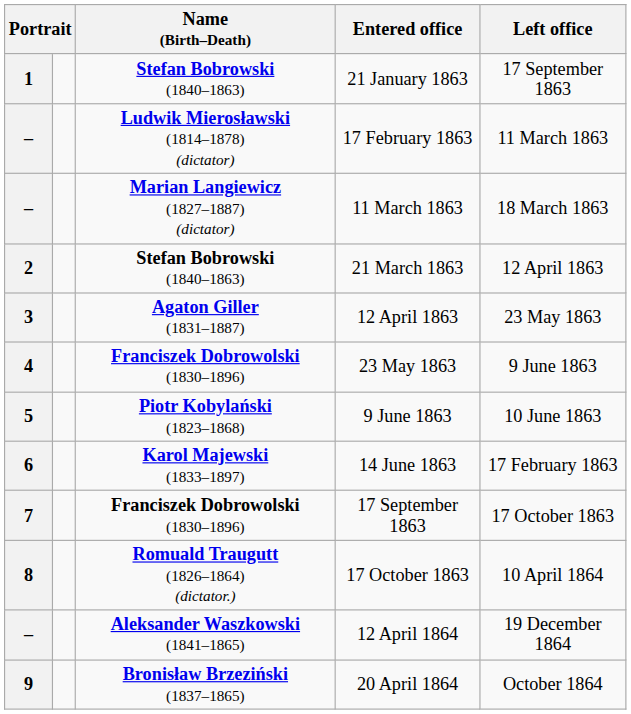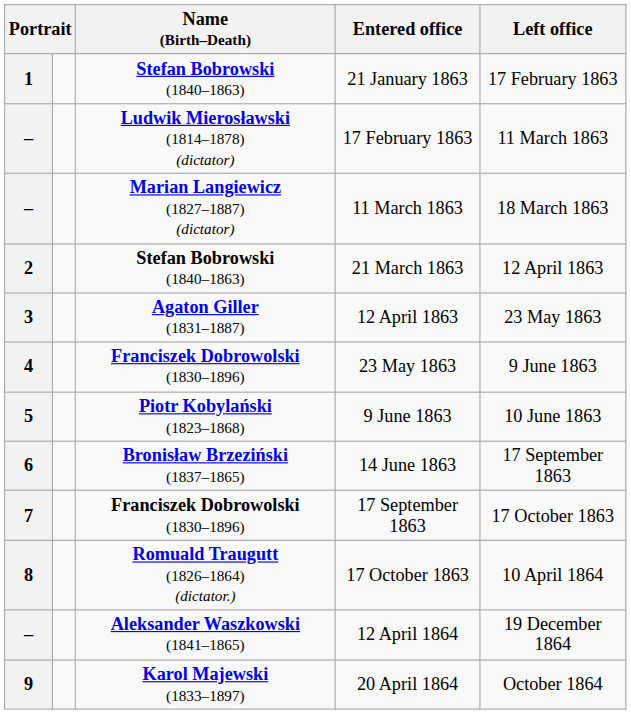(553, 78) 17 September 1863 -> (553, 78) 17 February 1863
(205, 465) Karol Majewski (1833–1897) -> (205, 465) Bronisław Brzeziński (1837–1865)
(553, 465) 17 February 1863 -> (553, 465) 17 September 1863
(205, 684) Bronisław Brzeziński (1837–1865) -> (205, 684) Karol Majewski (1833–1897)
